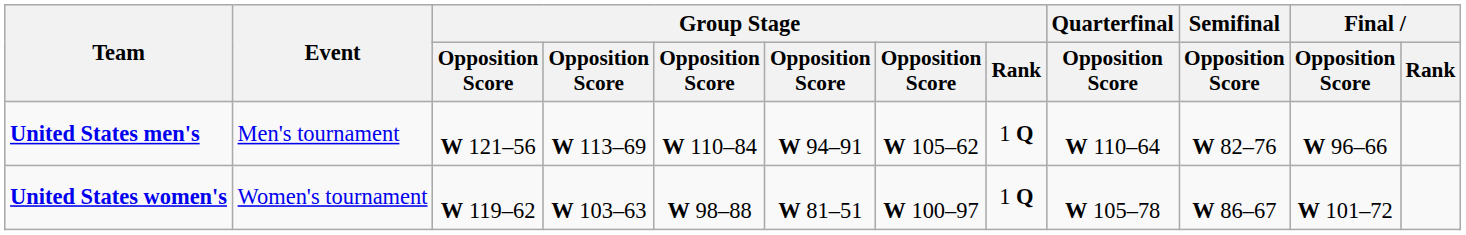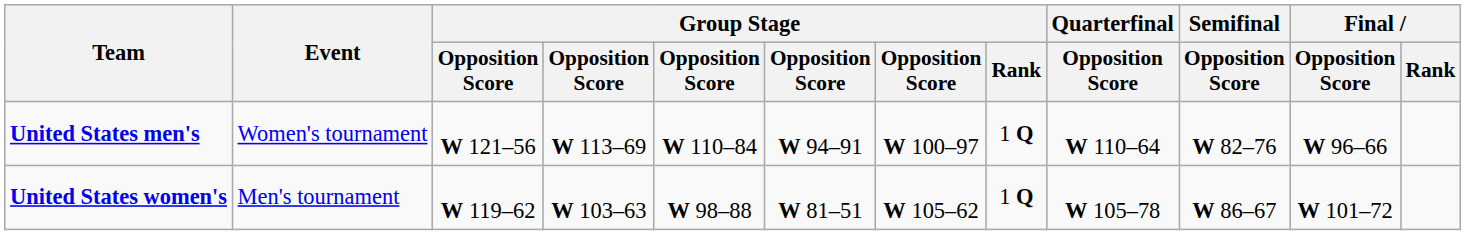(318, 133) Men's tournament -> (333, 133) Women's tournament
(931, 146) W 105–62 -> (931, 146) W 100–97
(333, 197) Women's tournament -> (318, 197) Men's tournament
(931, 210) W 100–97 -> (931, 210) W 105–62
